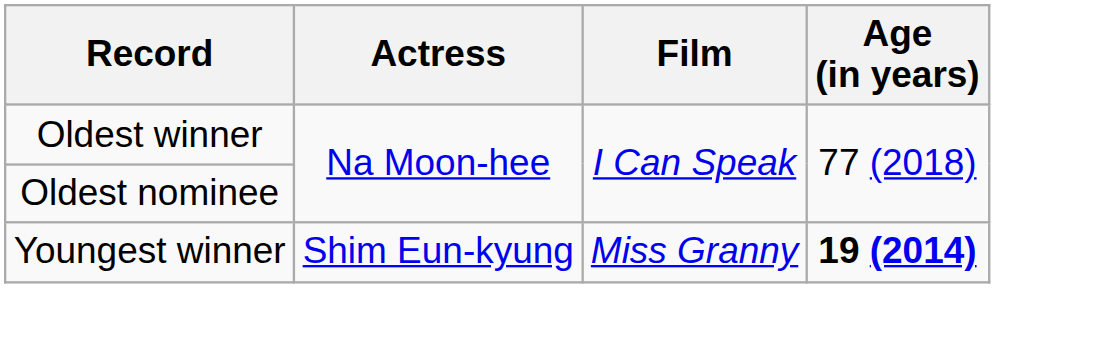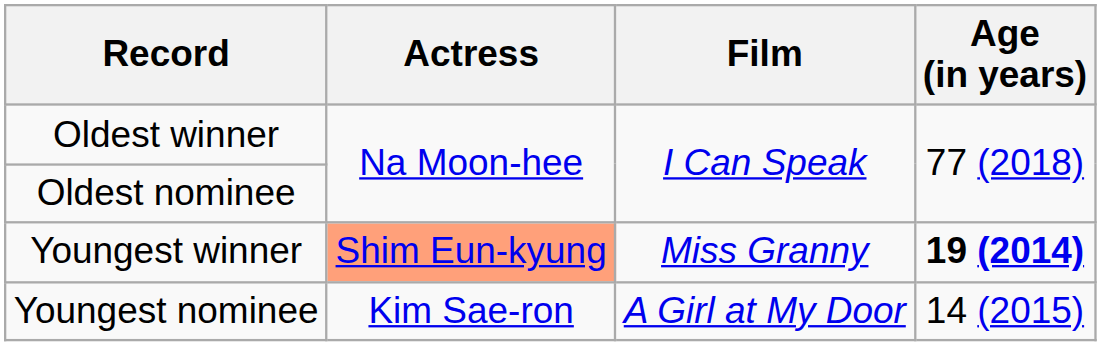(438, 251) no background -> (471, 251) lightsalmon background
+ row: (166, 309)
